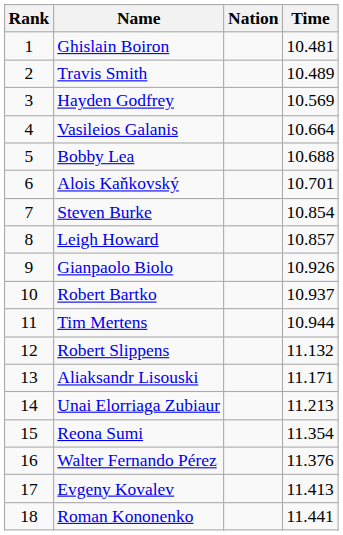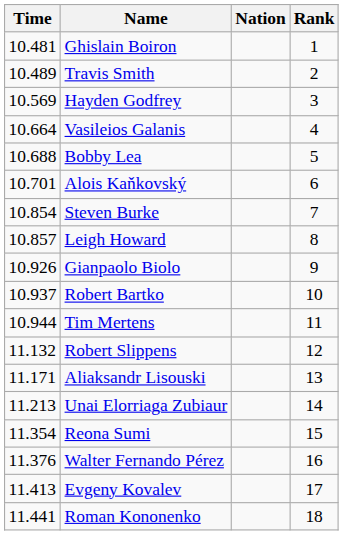columns swapped: (29, 18) <-> (310, 18)
